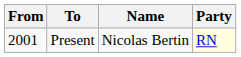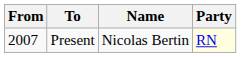(23, 40) 2001 -> (23, 40) 2007
